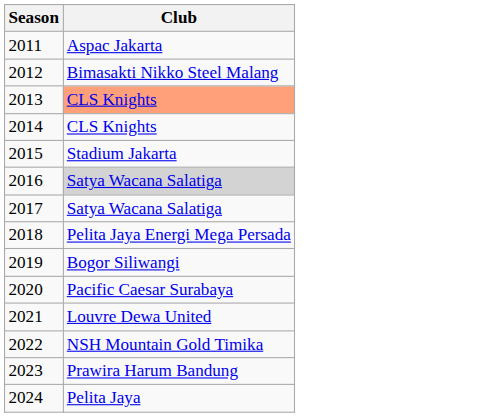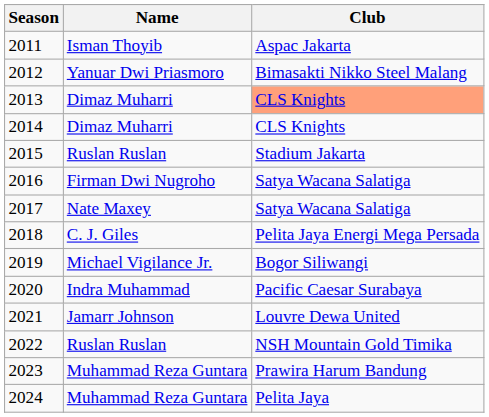+ column: (157, 18)
(144, 180) lightgrey background -> (333, 180) no background
